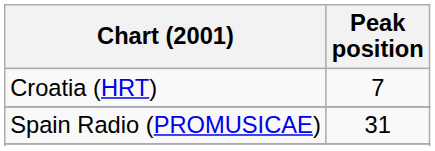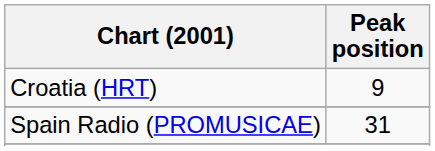(378, 87) 7 -> (378, 87) 9
